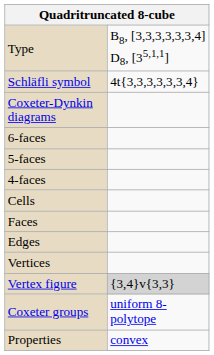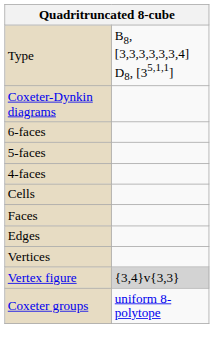- row: (49, 81)
- row: (34, 340)
